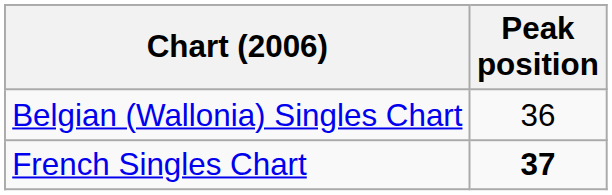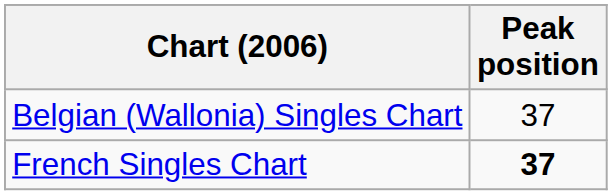(538, 114) 36 -> (538, 114) 37
